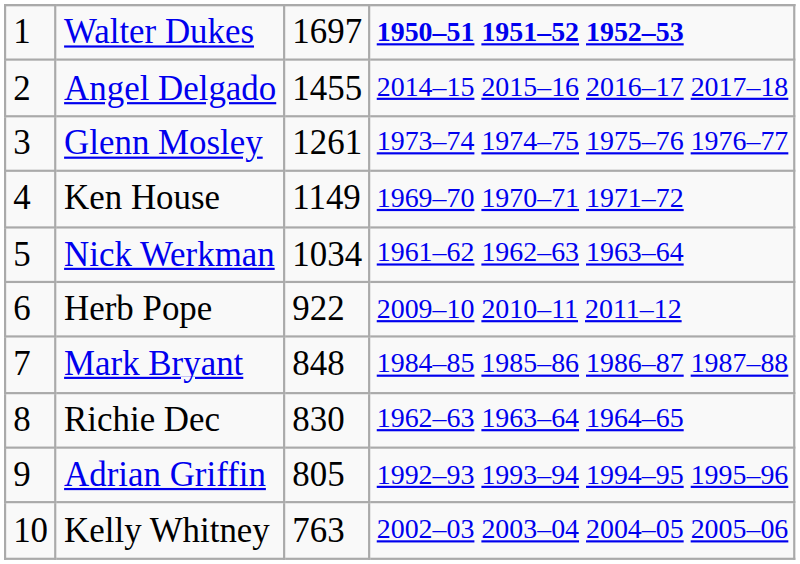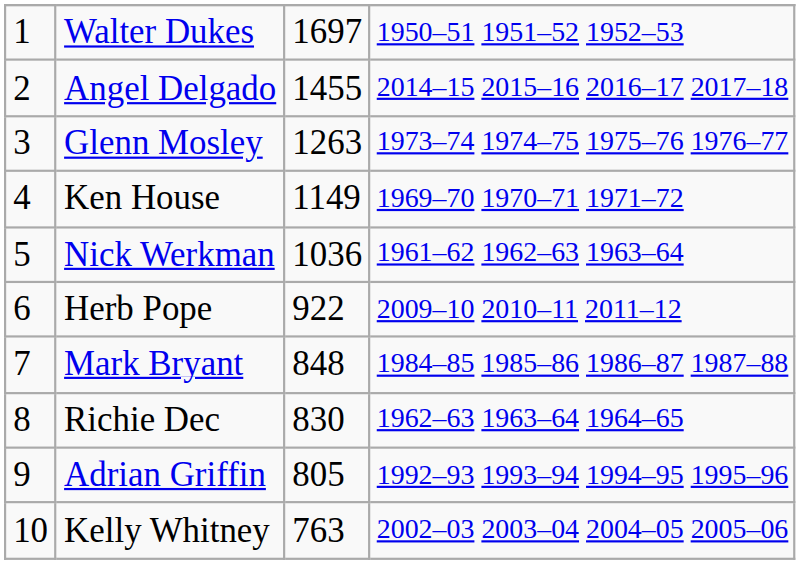(530, 32) bold -> (530, 32) normal
(327, 142) 1261 -> (327, 142) 1263
(327, 253) 1034 -> (327, 253) 1036
